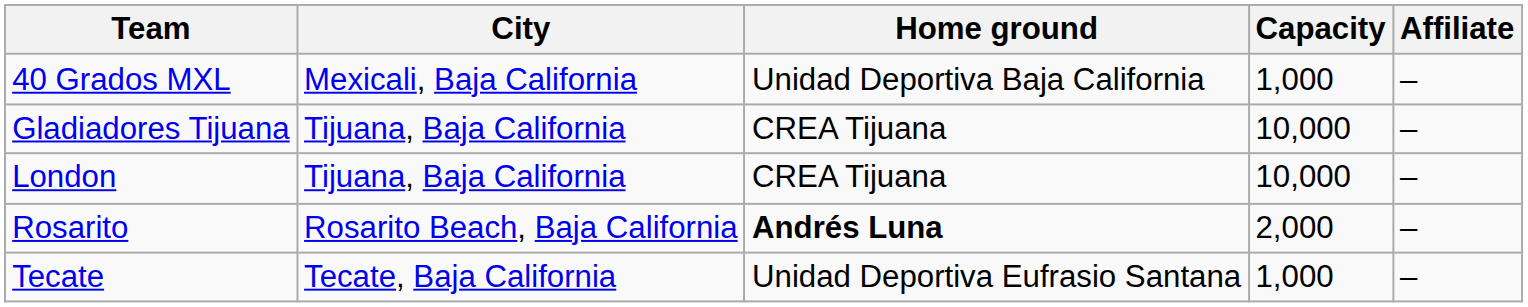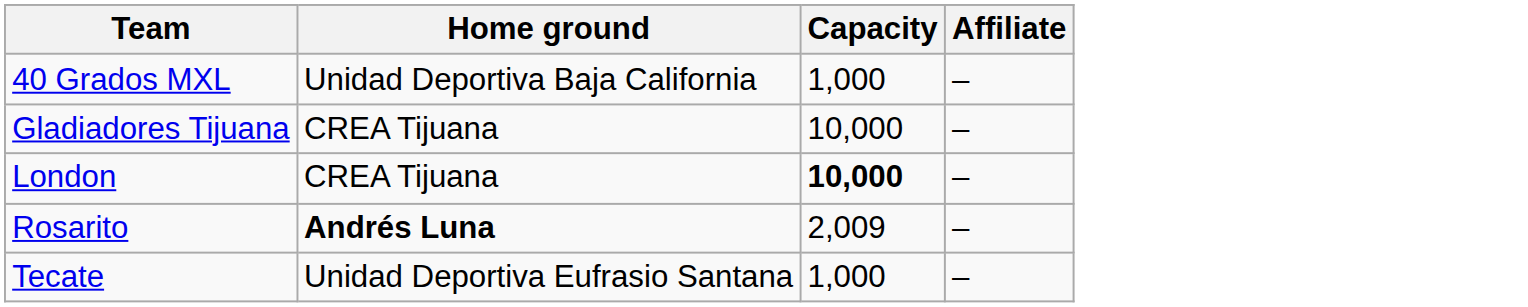- column: (521, 29)
(1303, 177) normal -> (855, 177) bold
(1295, 227) 2,000 -> (847, 227) 2,009
